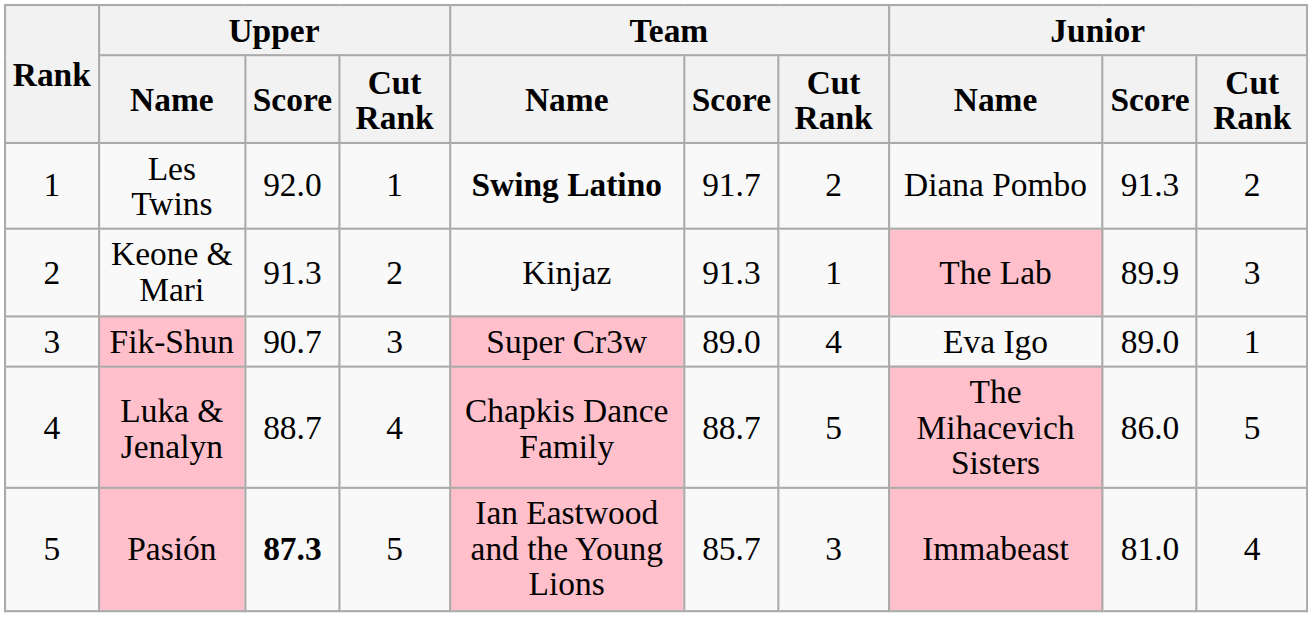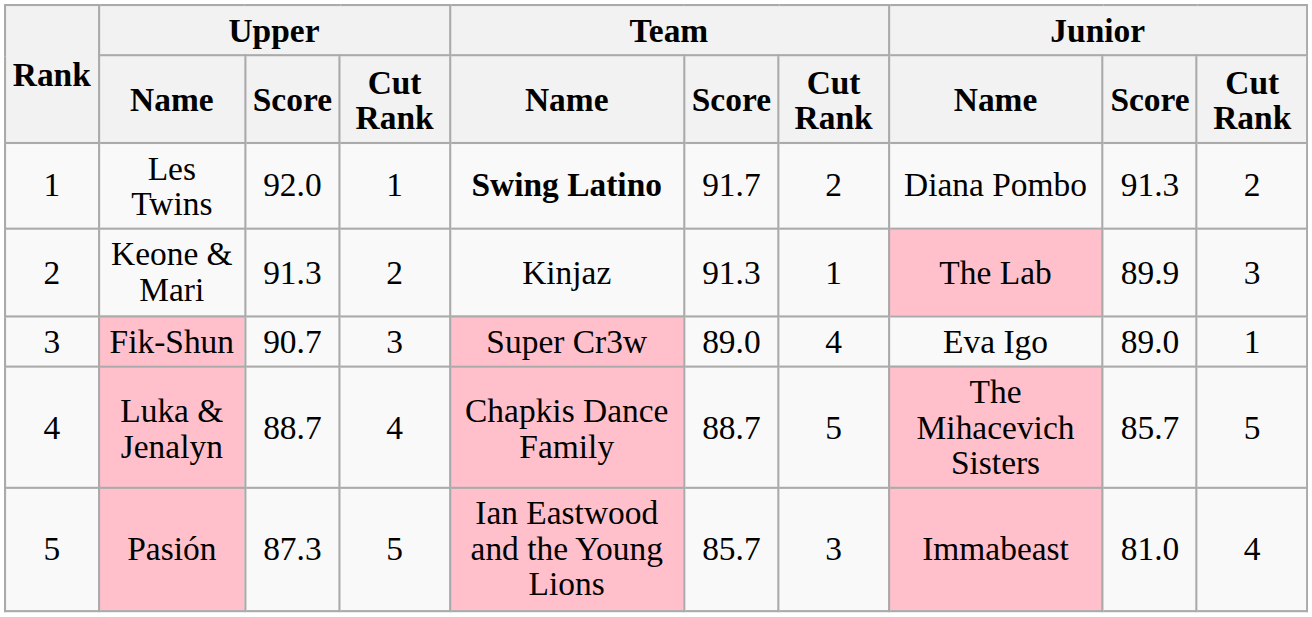(1150, 427) 86.0 -> (1150, 427) 85.7
(292, 549) bold -> (292, 549) normal
